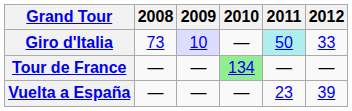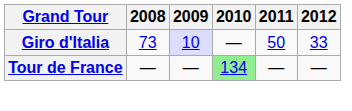(284, 42) paleturquoise background -> (276, 42) no background
- row: (69, 93)
